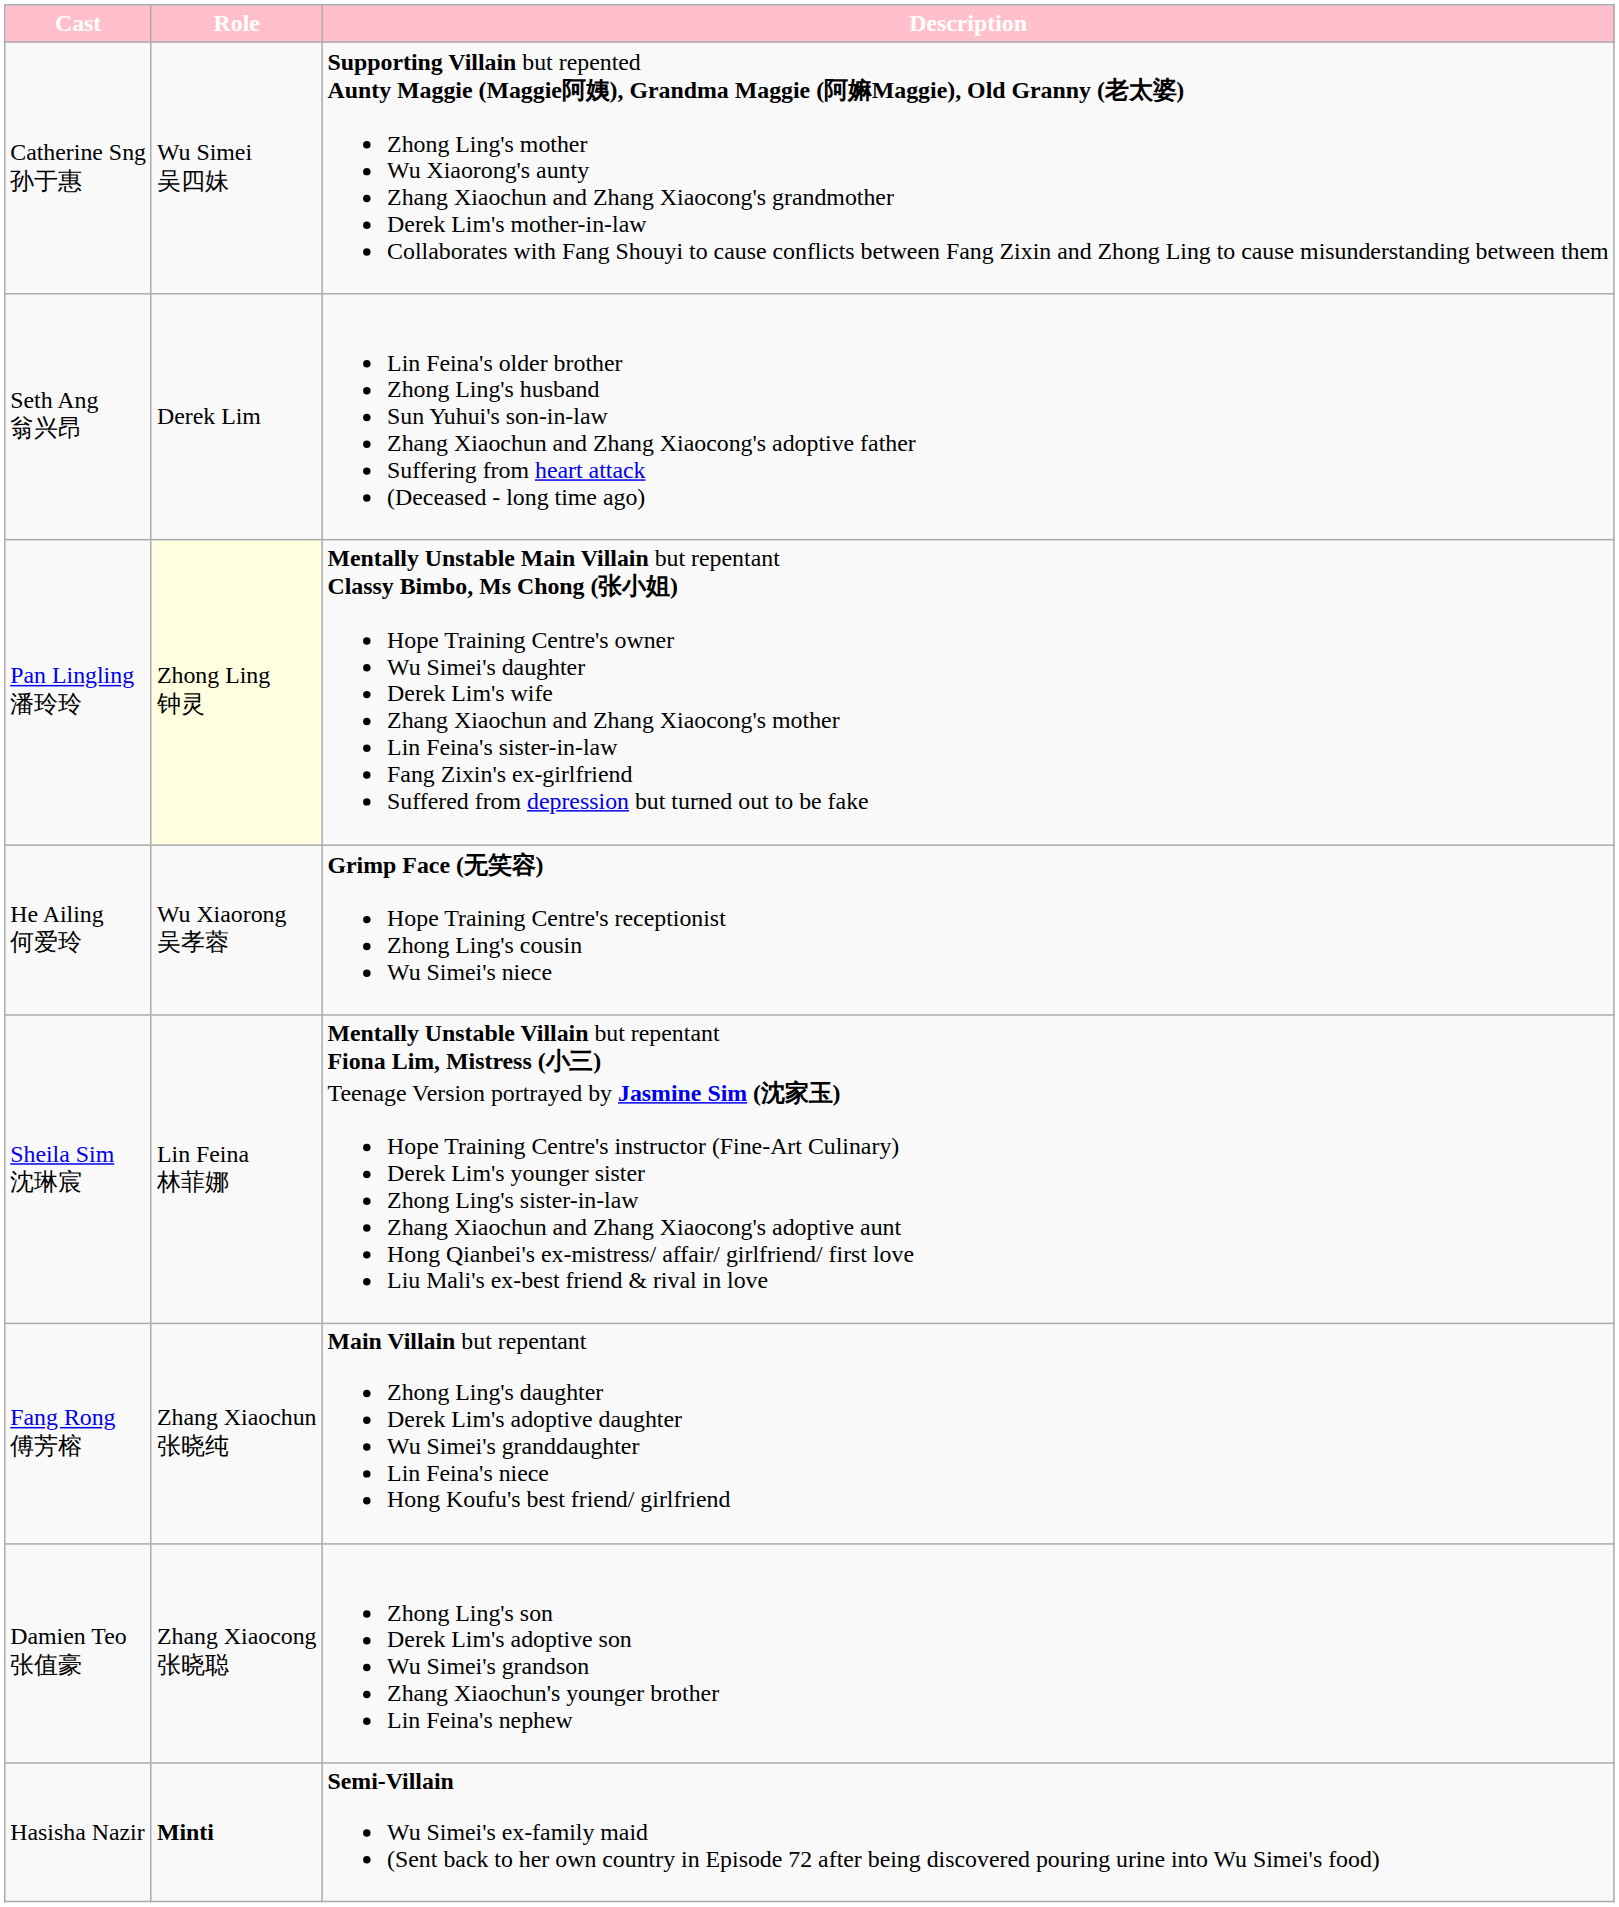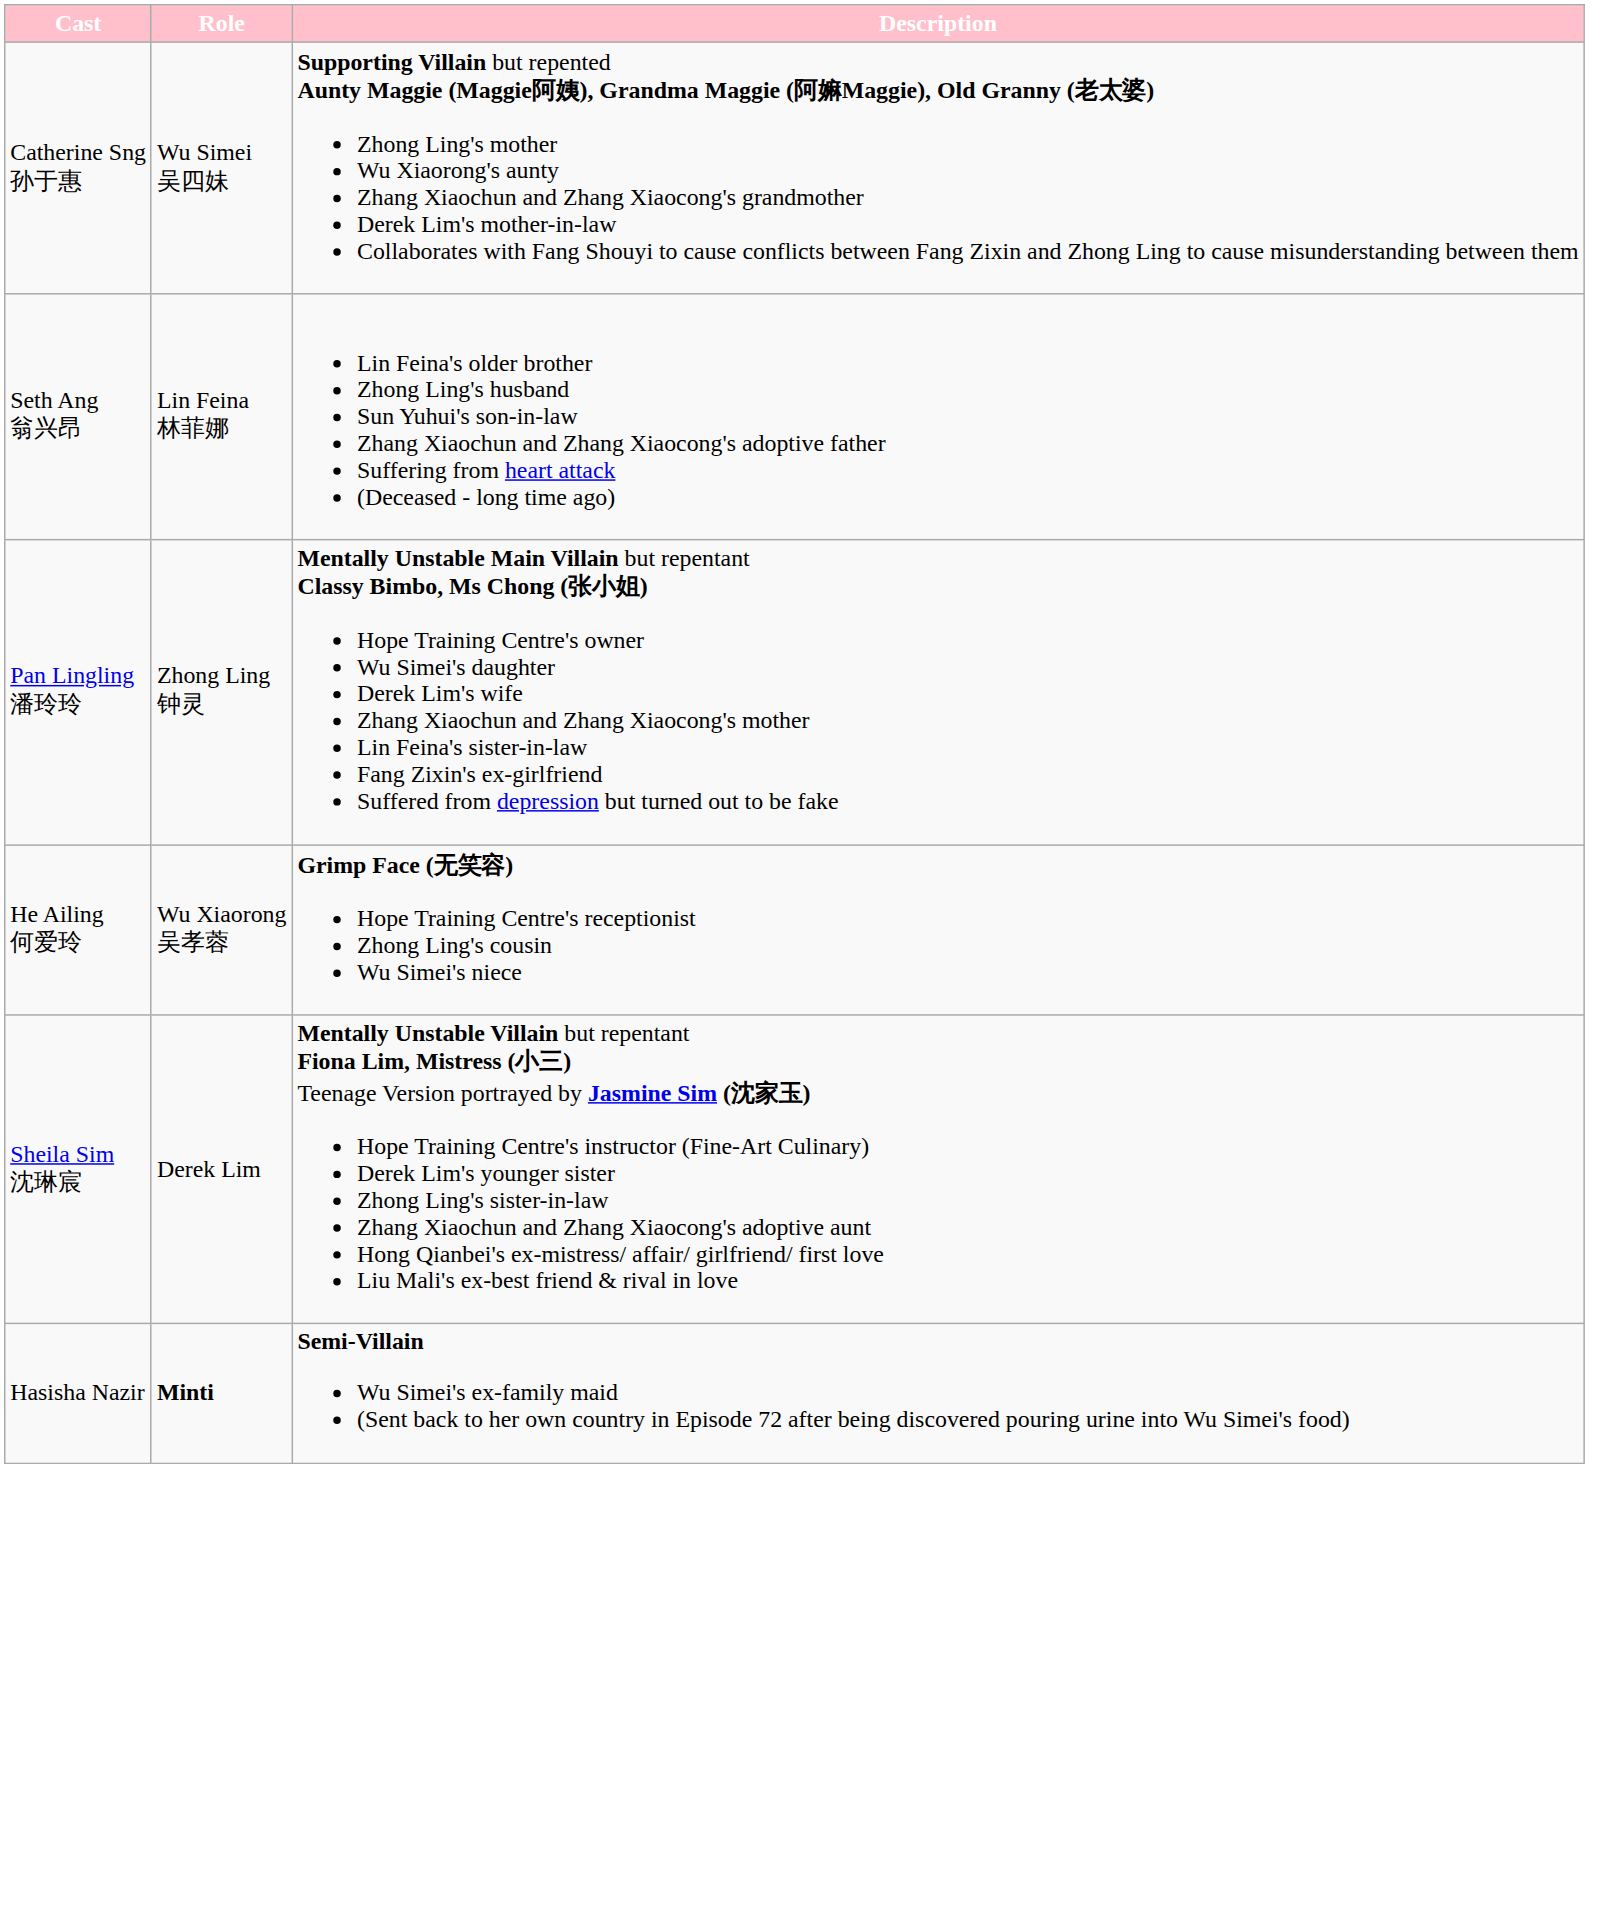(209, 416) Derek Lim -> (203, 414) Lin Feina 林菲娜
(214, 690) lightyellow background -> (214, 690) no background
(203, 1167) Lin Feina 林菲娜 -> (209, 1169) Derek Lim
- row: (63, 1431)
- row: (68, 1651)
